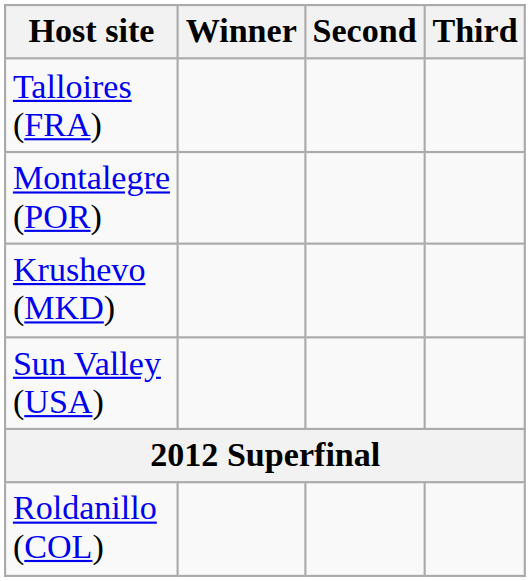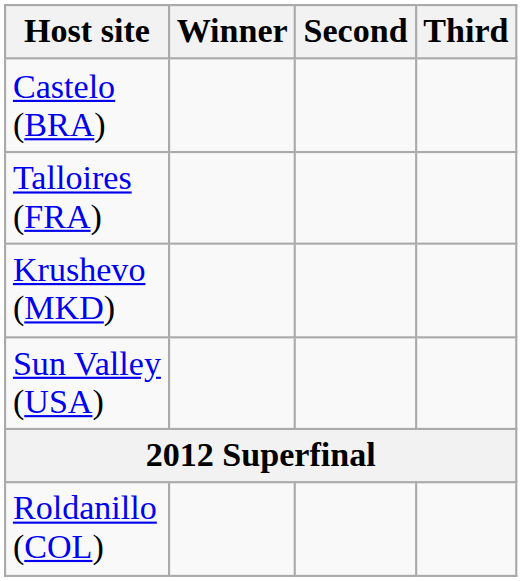+ row: (64, 104)
- row: (91, 197)
